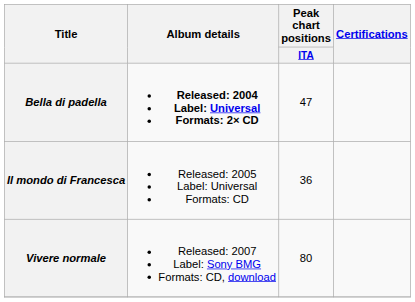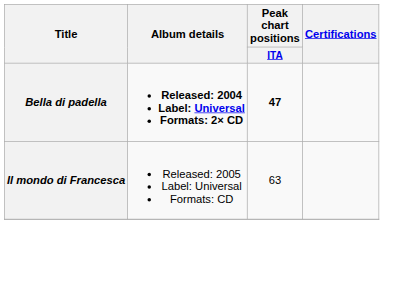(306, 102) normal -> (275, 102) bold
(306, 180) 36 -> (275, 180) 63
- row: (66, 258)
